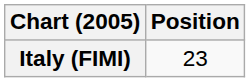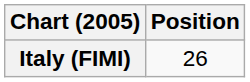(195, 58) 23 -> (195, 58) 26
